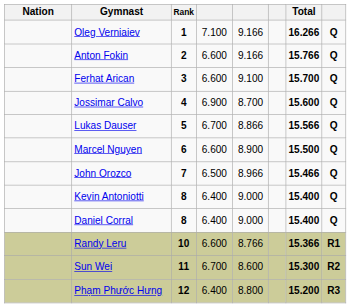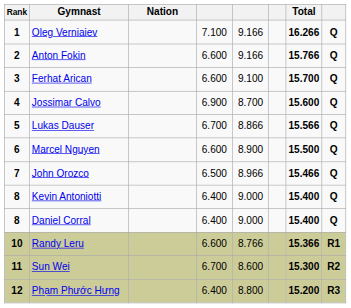columns swapped: (184, 13) <-> (38, 12)
